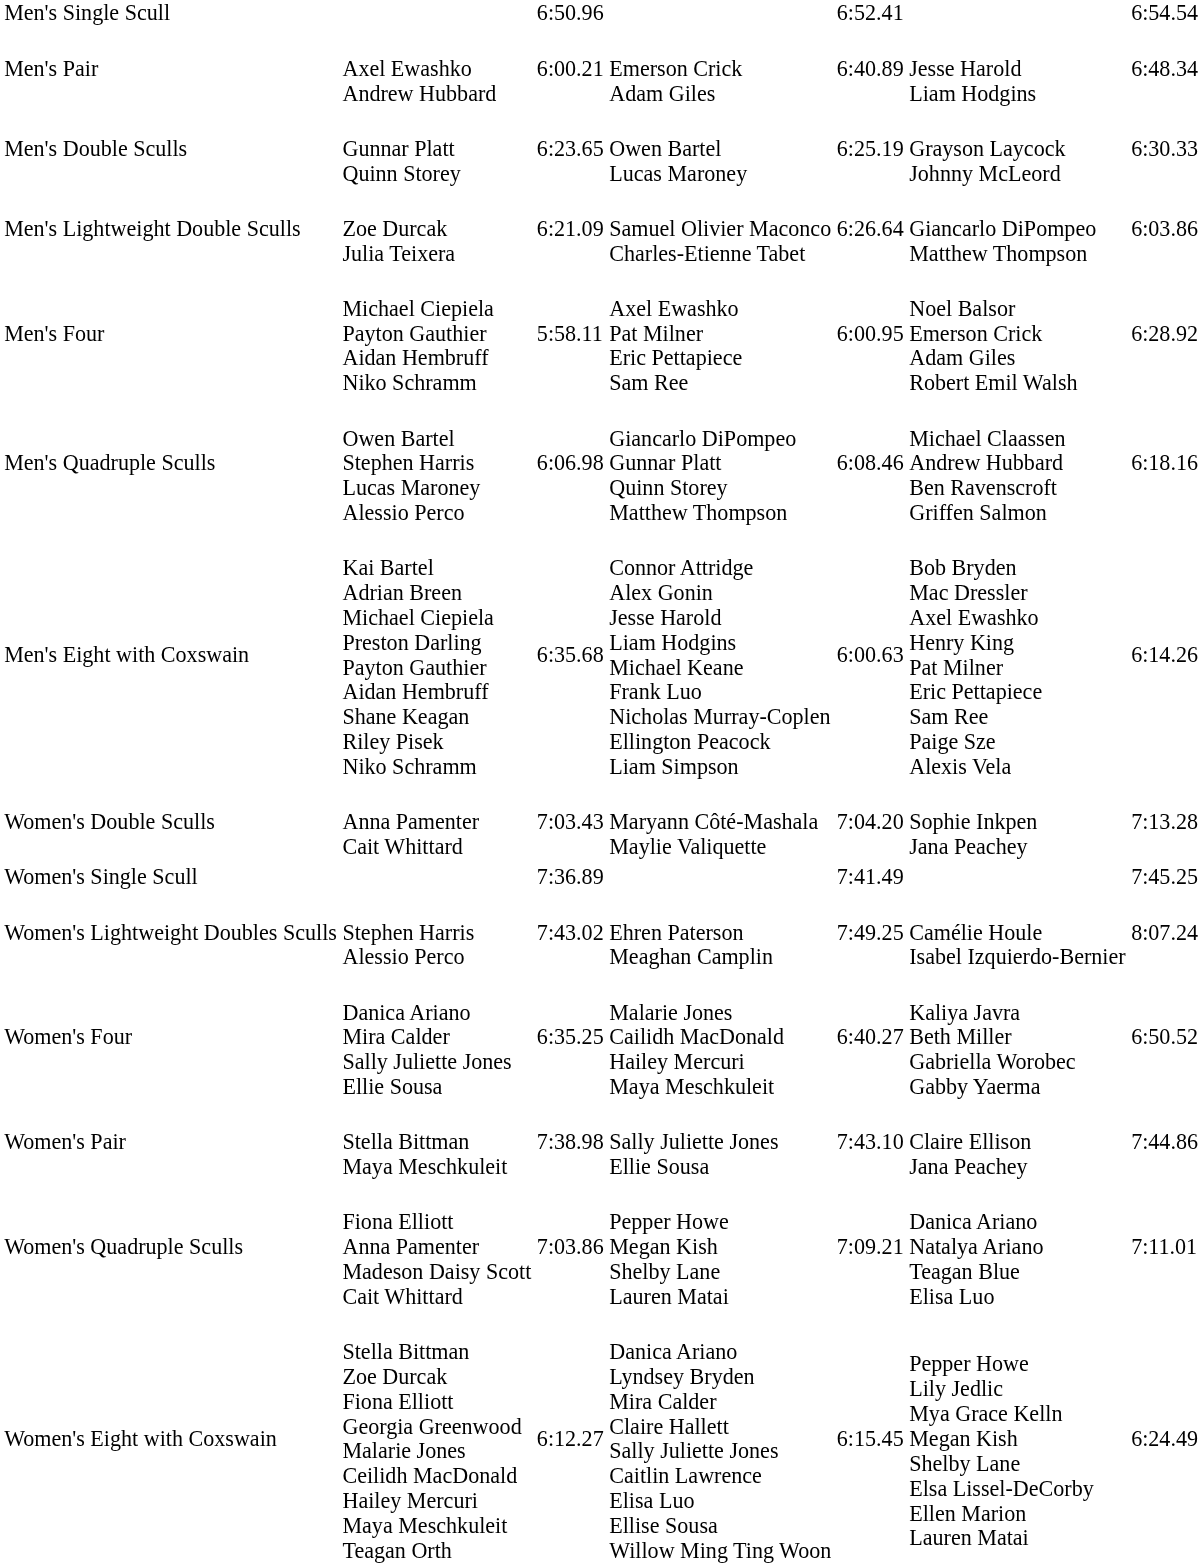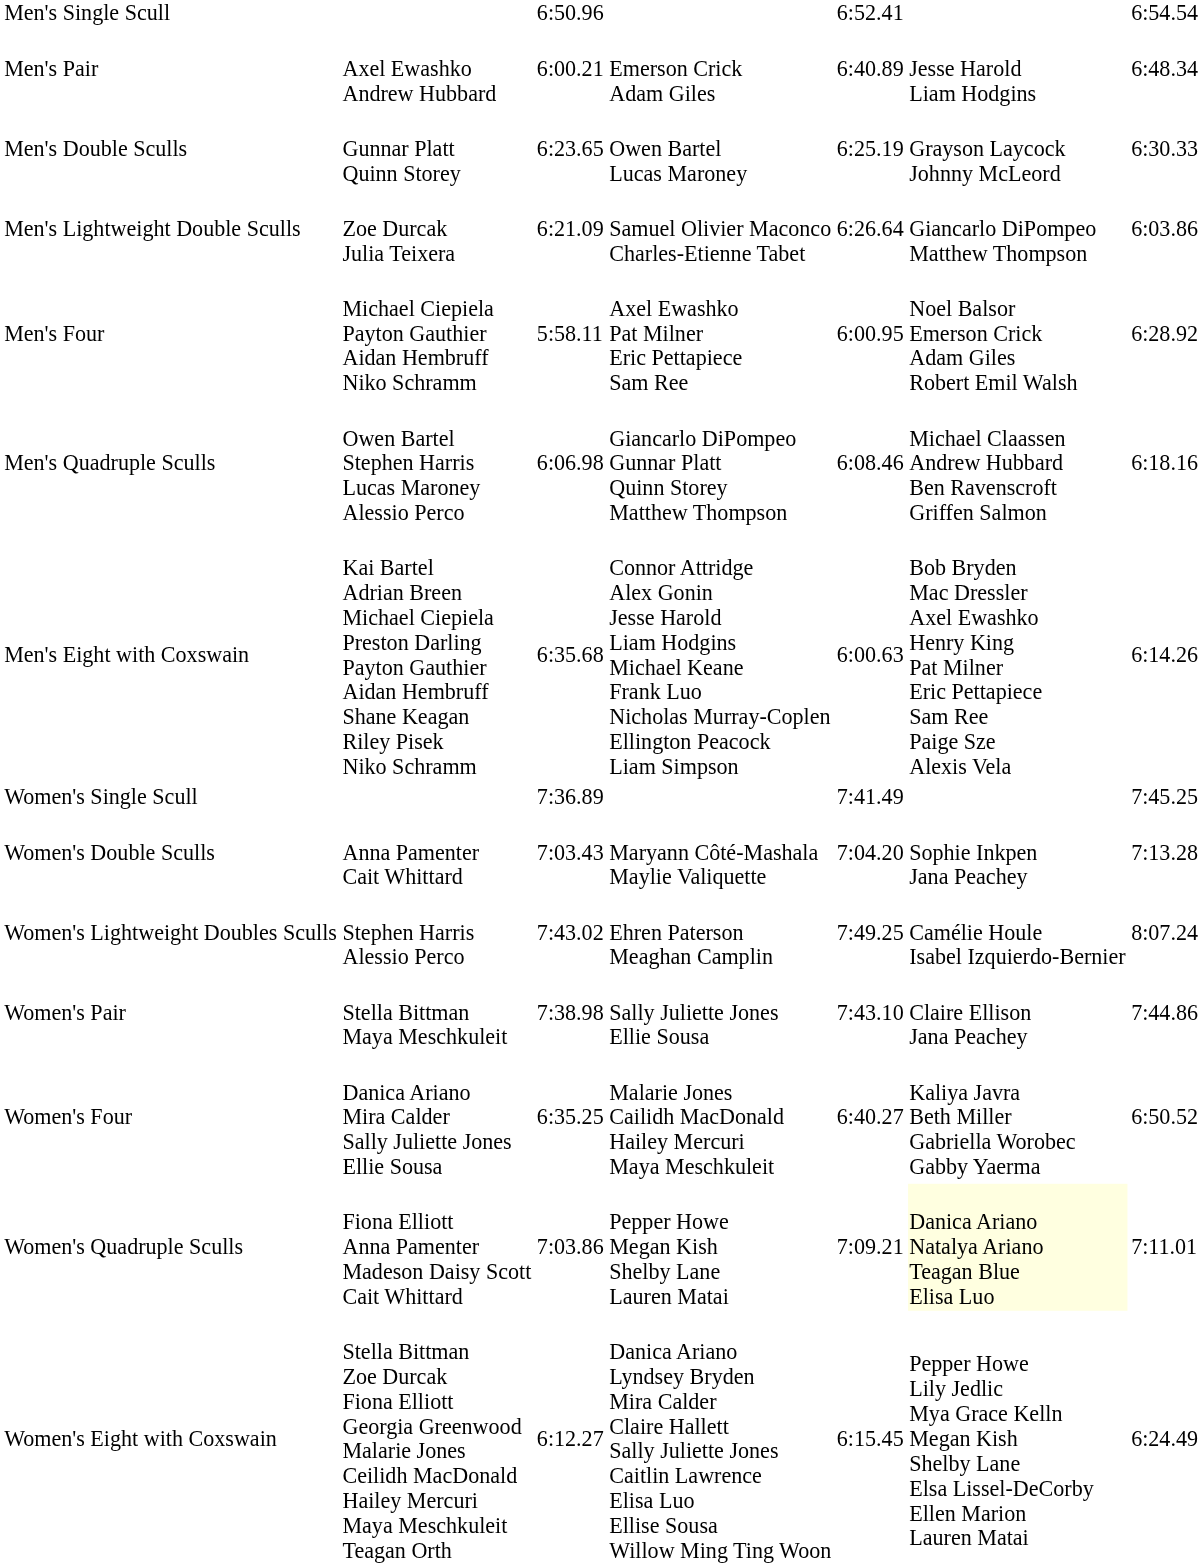rows swapped: (101, 877) <-> (110, 822)
rows swapped: (65, 1142) <-> (68, 1037)
(976, 1259) no background -> (976, 1259) lightyellow background
